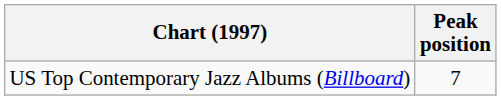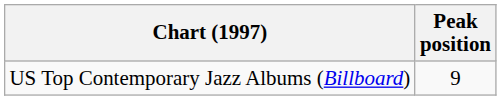(455, 77) 7 -> (455, 77) 9
